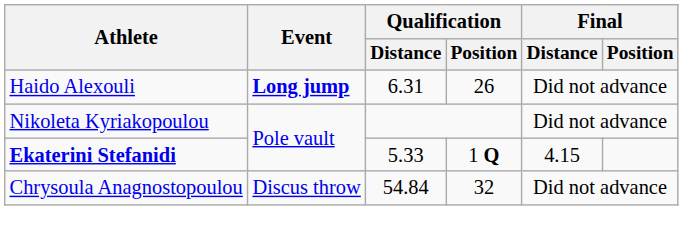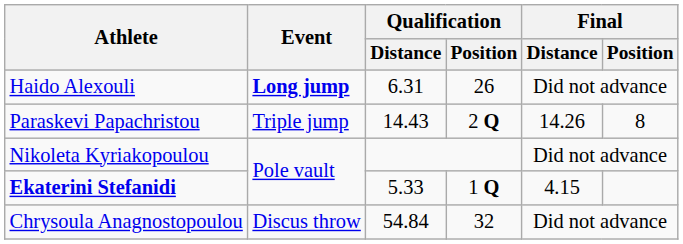+ row: (105, 121)
